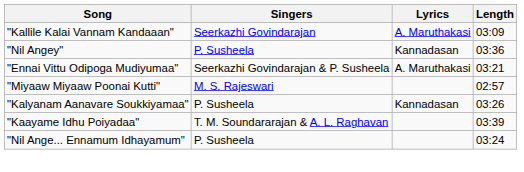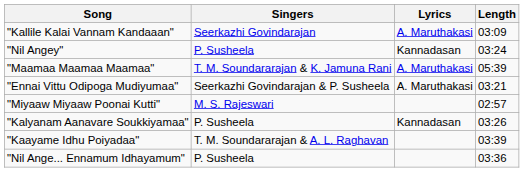(490, 50) 03:36 -> (492, 50) 03:24
+ row: (81, 68)
(490, 140) 03:24 -> (492, 158) 03:36
